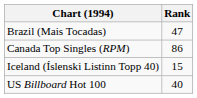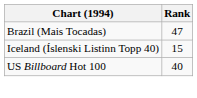- row: (68, 48)
